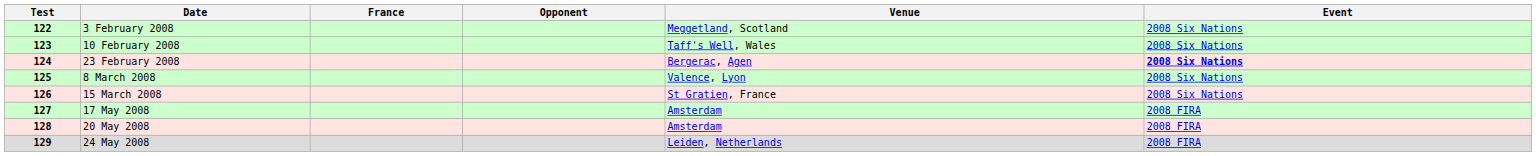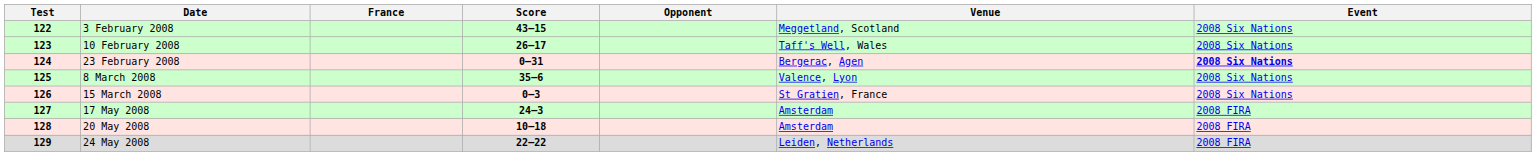+ column: (531, 13)
